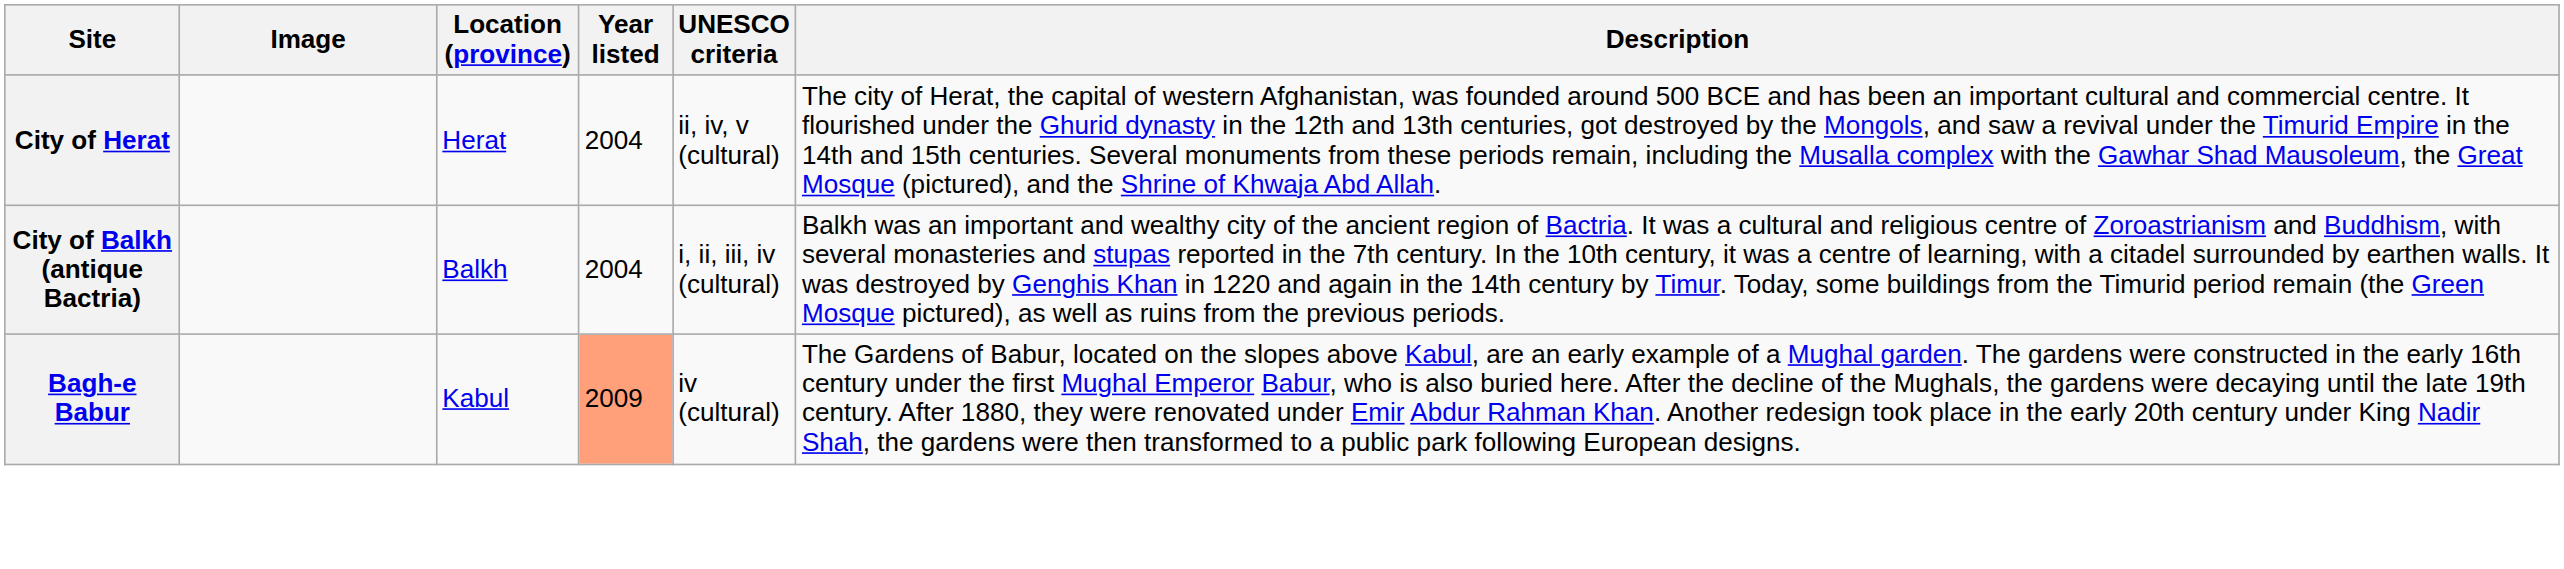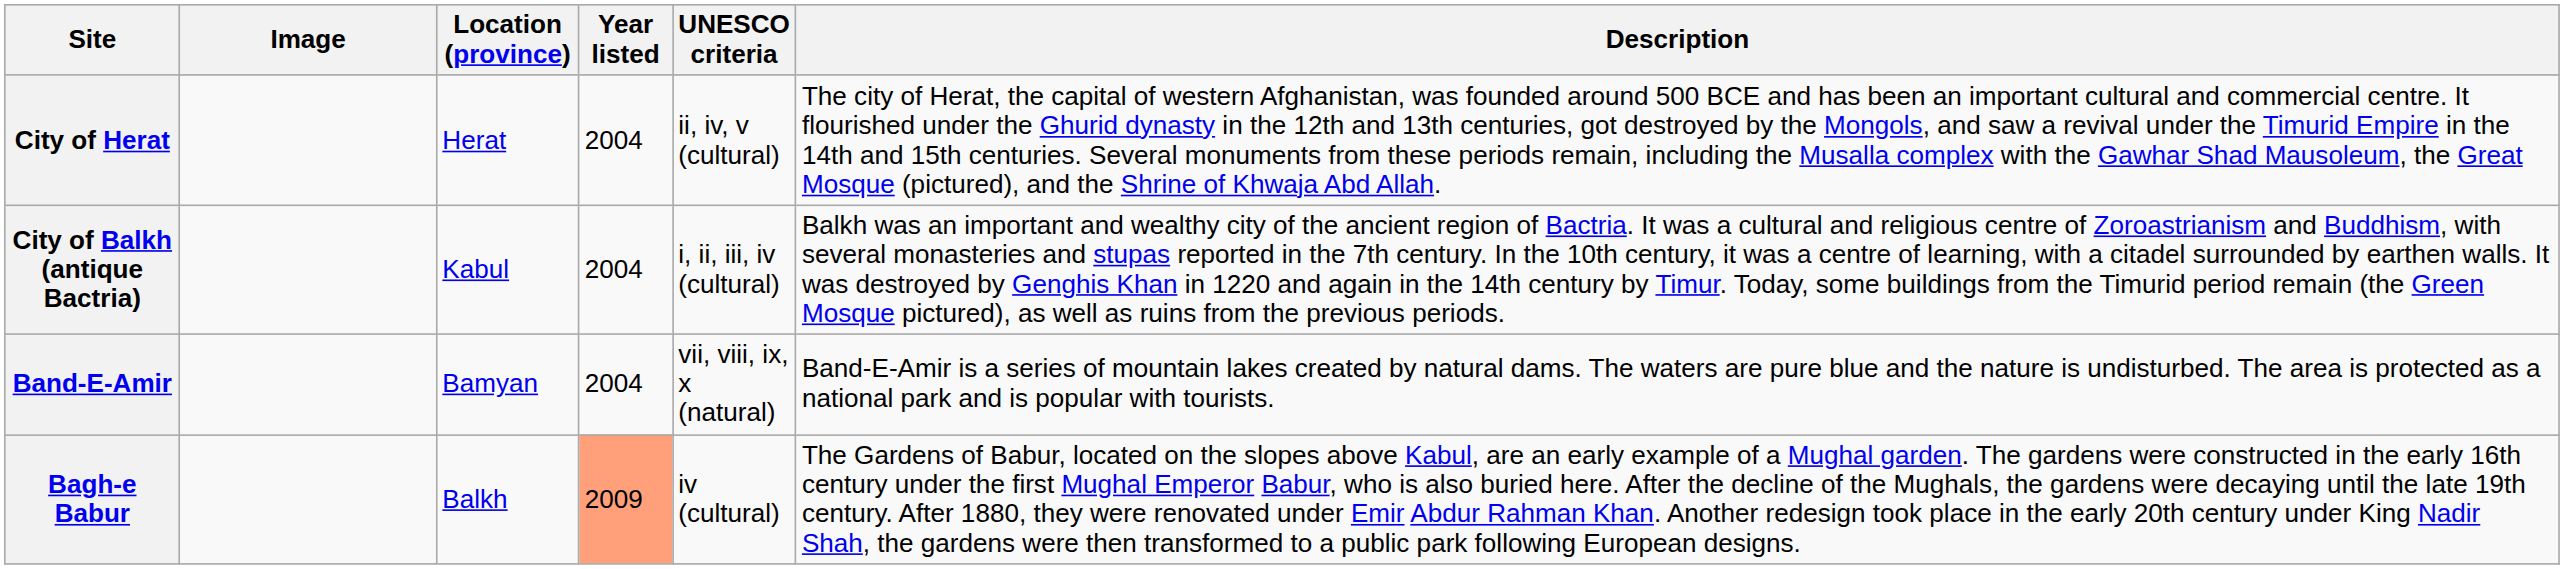(475, 269) Balkh -> (476, 269) Kabul
+ row: (92, 383)
(476, 398) Kabul -> (475, 498) Balkh
